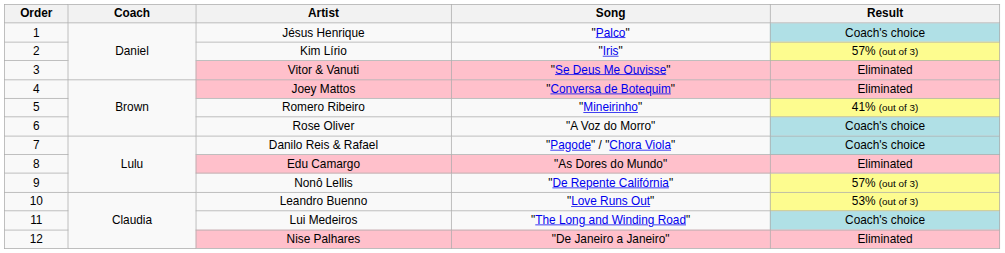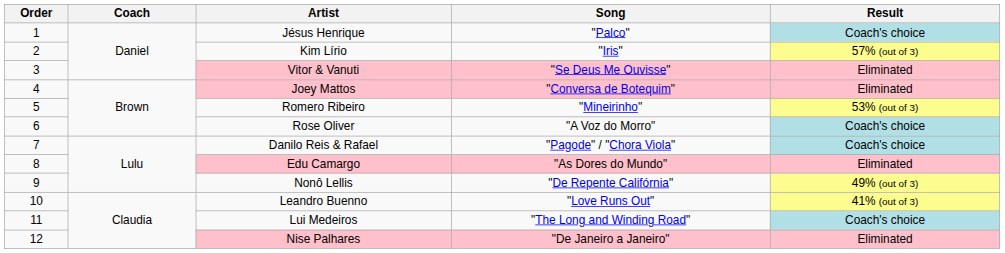(885, 107) 41% (out of 3) -> (885, 107) 53% (out of 3)
(885, 182) 57% (out of 3) -> (885, 182) 49% (out of 3)
(885, 201) 53% (out of 3) -> (885, 201) 41% (out of 3)
